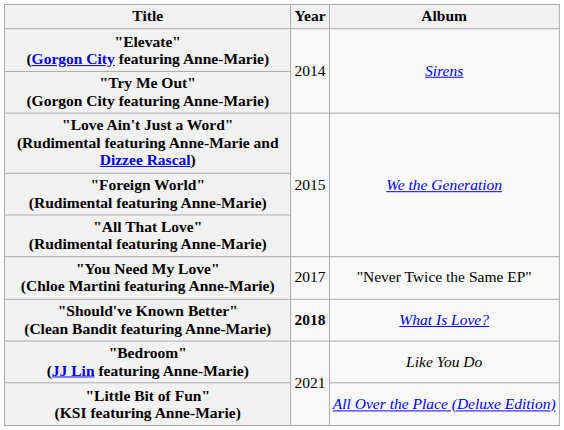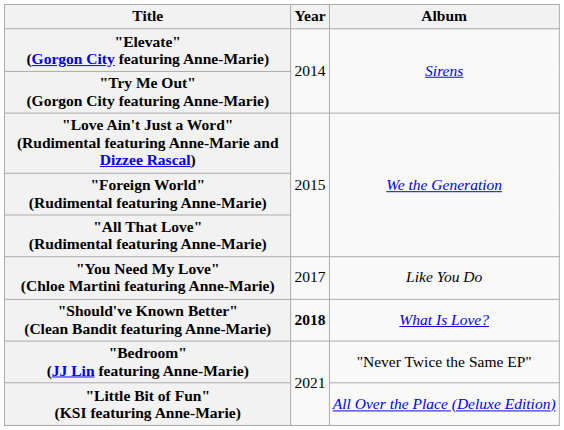(444, 277) "Never Twice the Same EP" -> (444, 277) Like You Do
(444, 362) Like You Do -> (444, 362) "Never Twice the Same EP"
